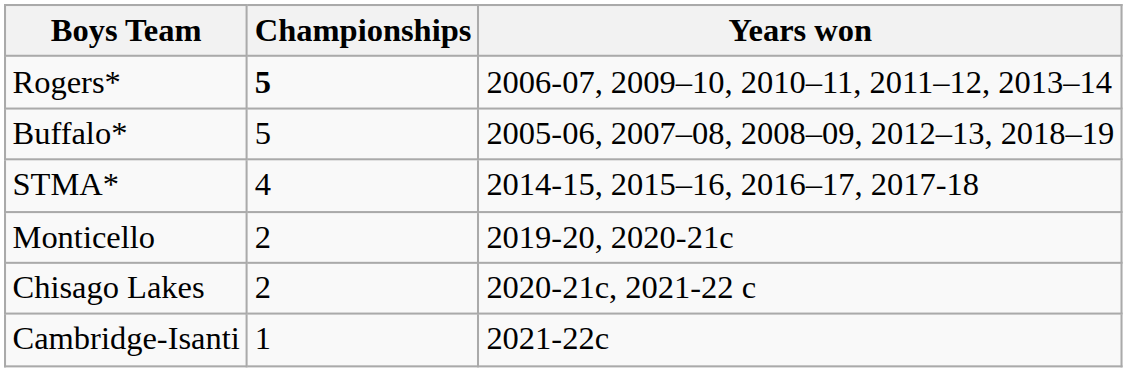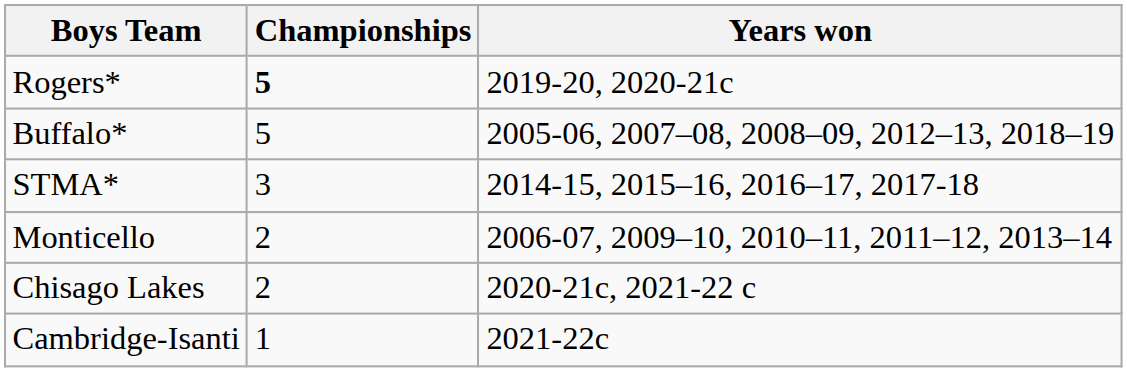(799, 81) 2006-07, 2009–10, 2010–11, 2011–12, 2013–14 -> (610, 81) 2019-20, 2020-21c
(263, 184) 4 -> (263, 184) 3
(610, 236) 2019-20, 2020-21c -> (799, 236) 2006-07, 2009–10, 2010–11, 2011–12, 2013–14
